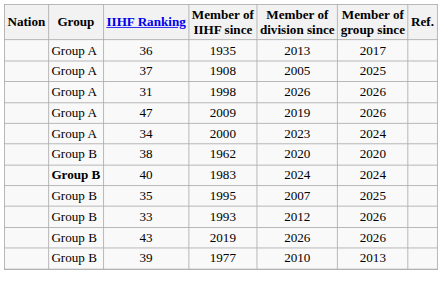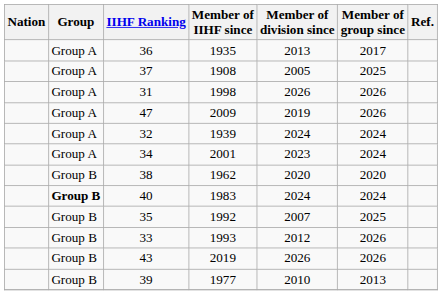+ row: (146, 133)
(223, 133) 2000 -> (223, 154) 2001
(223, 196) 1995 -> (223, 216) 1992
